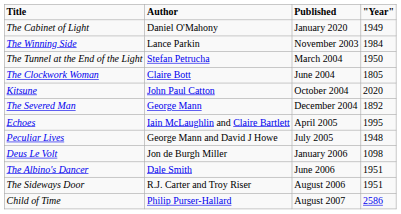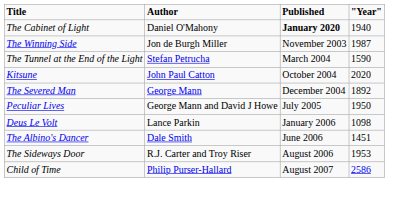(321, 28) normal -> (311, 28) bold
(373, 28) 1949 -> (361, 28) 1940
(173, 43) Lance Parkin -> (187, 43) Jon de Burgh Miller
(373, 43) 1984 -> (361, 43) 1987
(373, 59) 1950 -> (361, 59) 1590
- row: (53, 75)
- row: (21, 122)
(373, 138) 1948 -> (361, 106) 1950
(187, 153) Jon de Burgh Miller -> (173, 122) Lance Parkin
(373, 169) 1951 -> (361, 138) 1451
(373, 185) 1951 -> (361, 153) 1953
